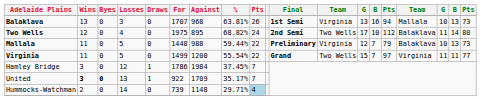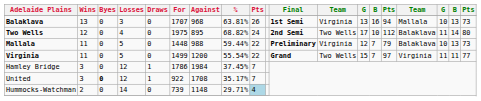(82, 79) bold -> (82, 79) normal
(123, 79) 13 -> (123, 79) 12
(199, 79) 1709 -> (199, 79) 1708
